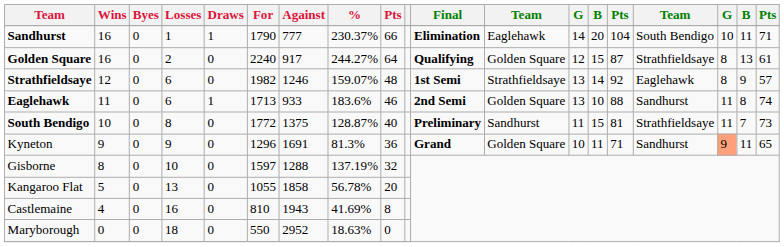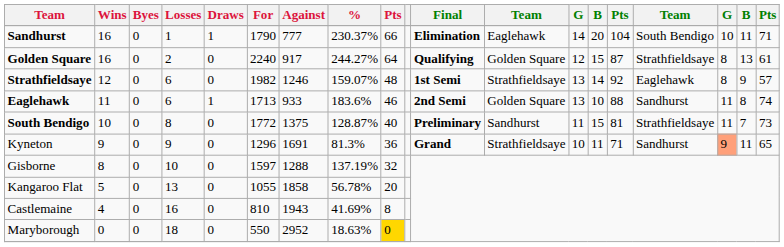(526, 144) Golden Square -> (526, 144) Strathfieldsaye
(387, 230) no background -> (387, 230) gold background
